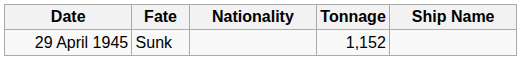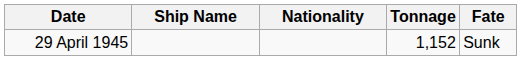columns swapped: (453, 17) <-> (161, 17)
